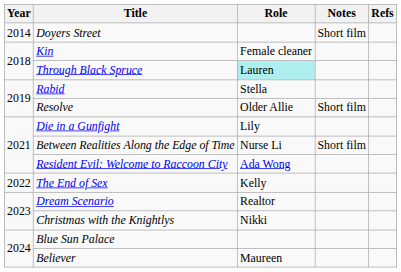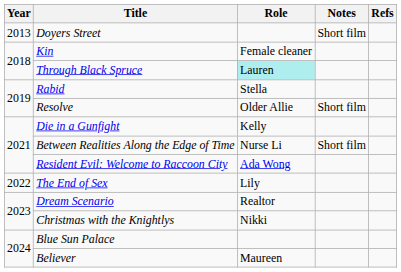(19, 32) 2014 -> (19, 32) 2013
(250, 126) Lily -> (253, 126) Kelly
(253, 182) Kelly -> (250, 182) Lily
